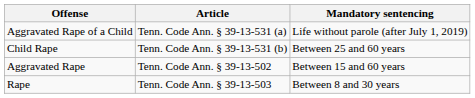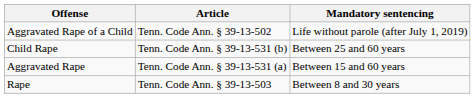(212, 31) Tenn. Code Ann. § 39-13-531 (a) -> (205, 31) Tenn. Code Ann. § 39-13-502
(205, 66) Tenn. Code Ann. § 39-13-502 -> (212, 66) Tenn. Code Ann. § 39-13-531 (a)
